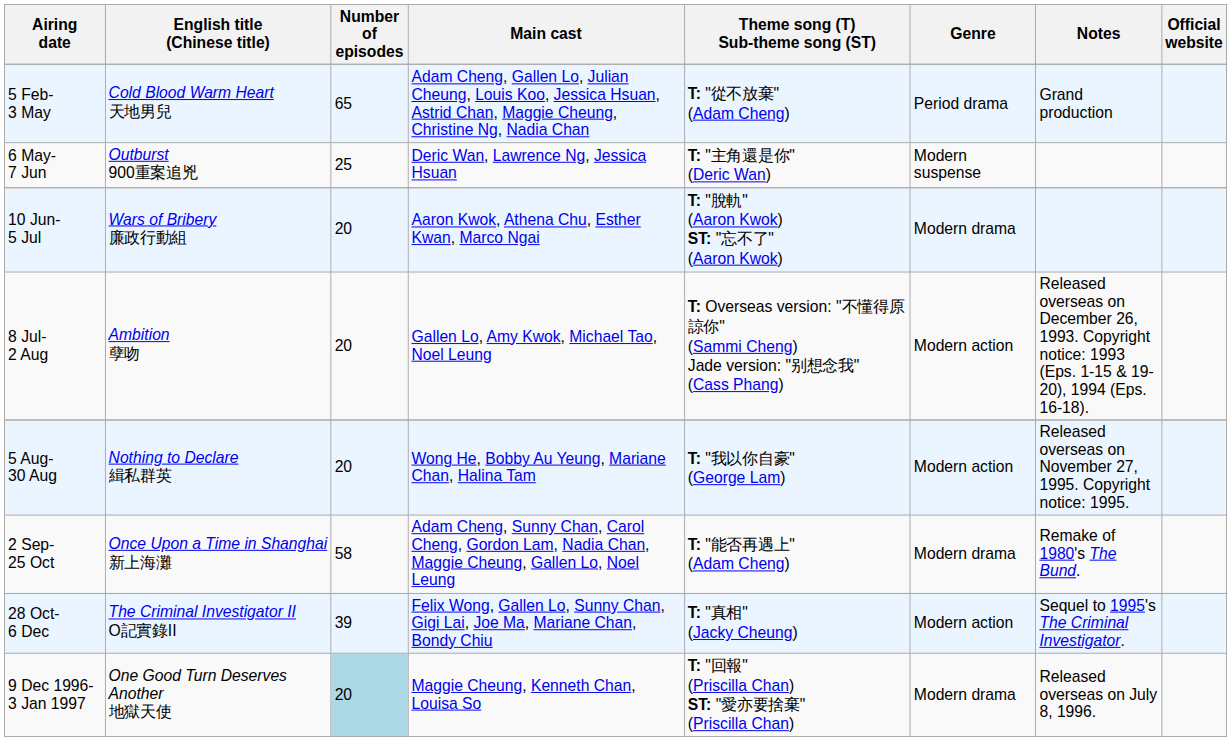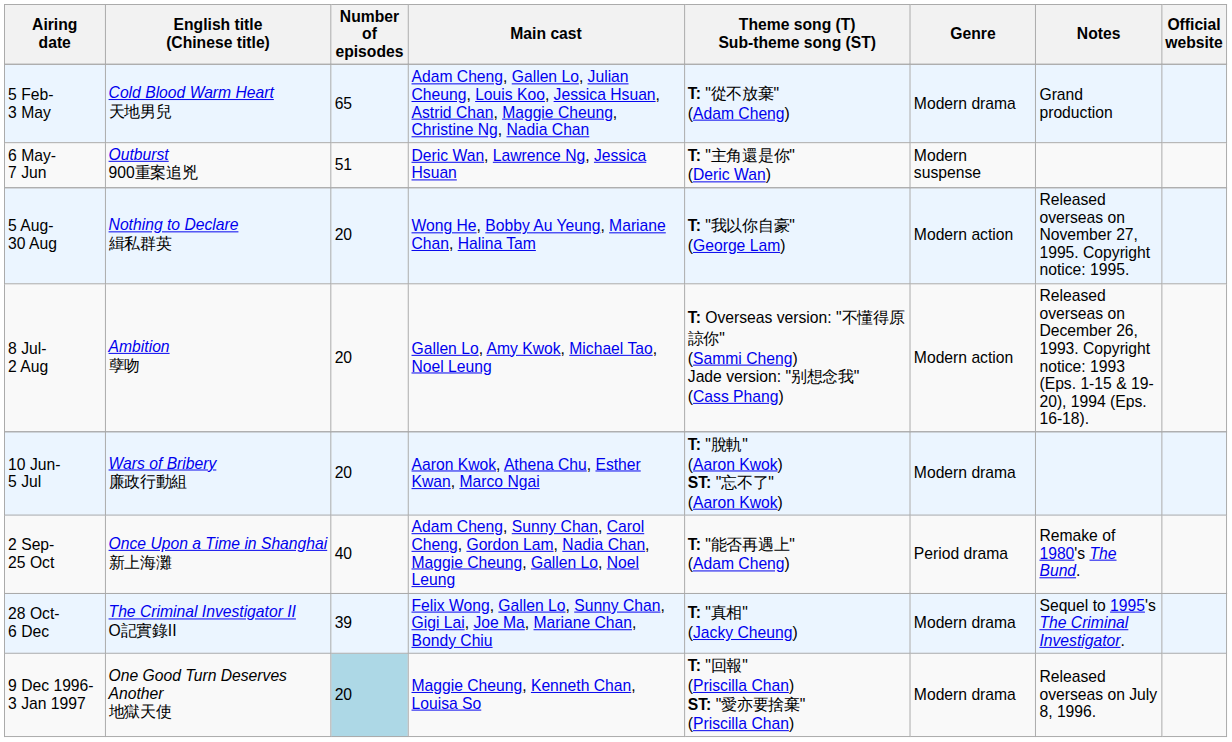(961, 103) Period drama -> (965, 103) Modern drama
(343, 165) 25 -> (343, 165) 51
rows swapped: (34, 229) <-> (33, 467)
(343, 554) 58 -> (343, 554) 40
(965, 554) Modern drama -> (961, 554) Period drama
(964, 623) Modern action -> (965, 623) Modern drama
